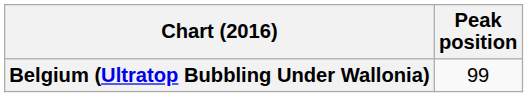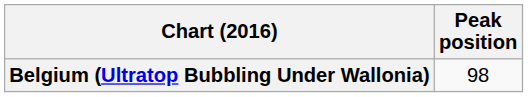(478, 75) 99 -> (478, 75) 98
